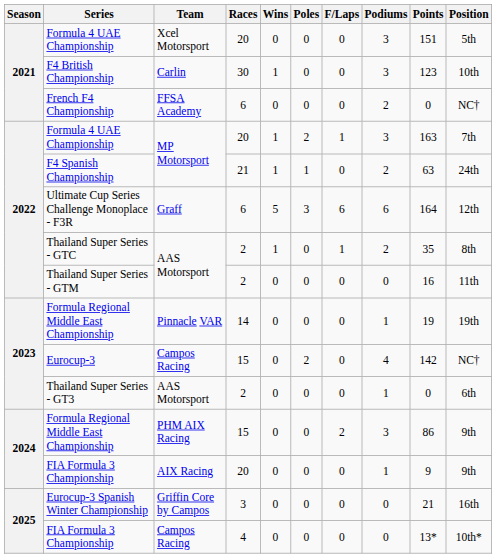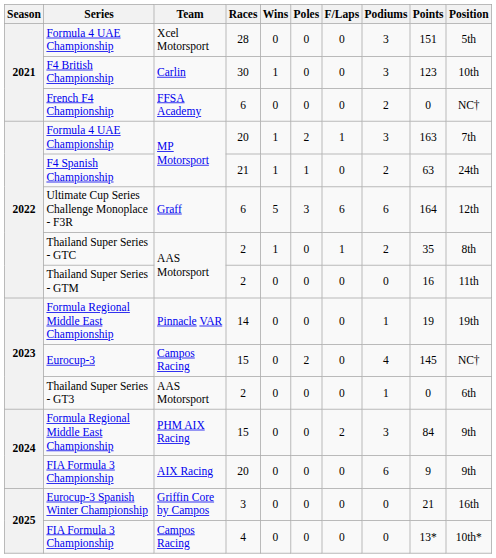(243, 40) 20 -> (243, 40) 28
(428, 360) 142 -> (428, 360) 145
(428, 432) 86 -> (428, 432) 84
(386, 472) 1 -> (386, 472) 6
